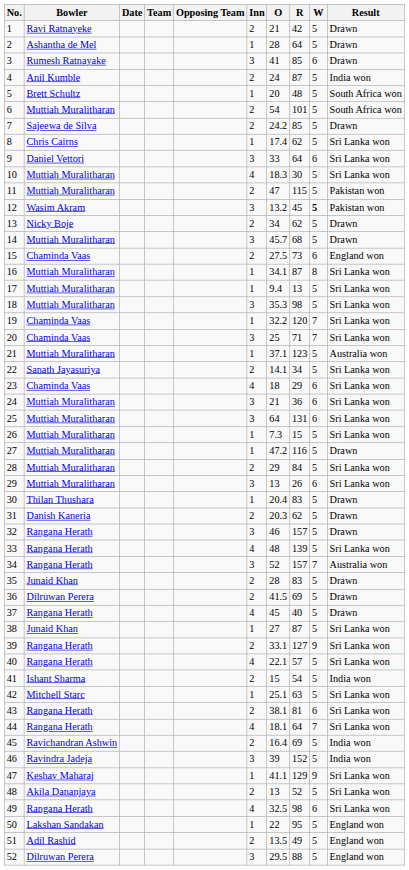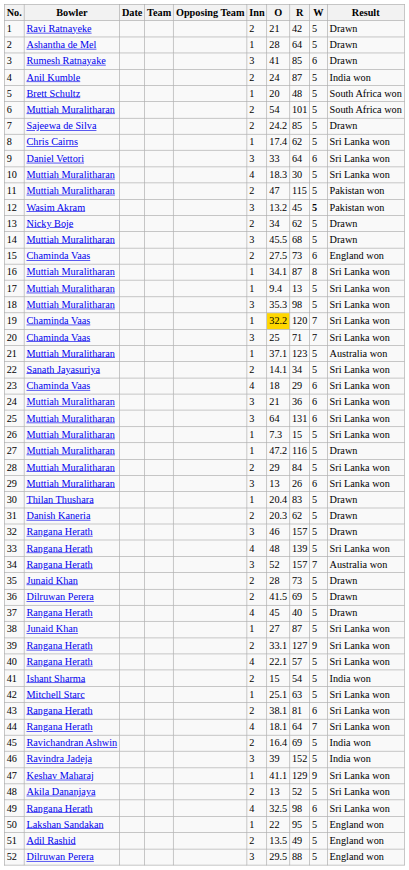(278, 239) 45.7 -> (278, 239) 45.5
(278, 321) no background -> (278, 321) gold background
(297, 581) 83 -> (297, 581) 73
